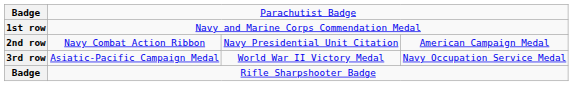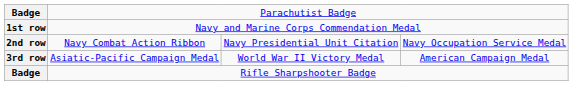(485, 42) American Campaign Medal -> (485, 42) Navy Occupation Service Medal
(485, 58) Navy Occupation Service Medal -> (485, 58) American Campaign Medal
